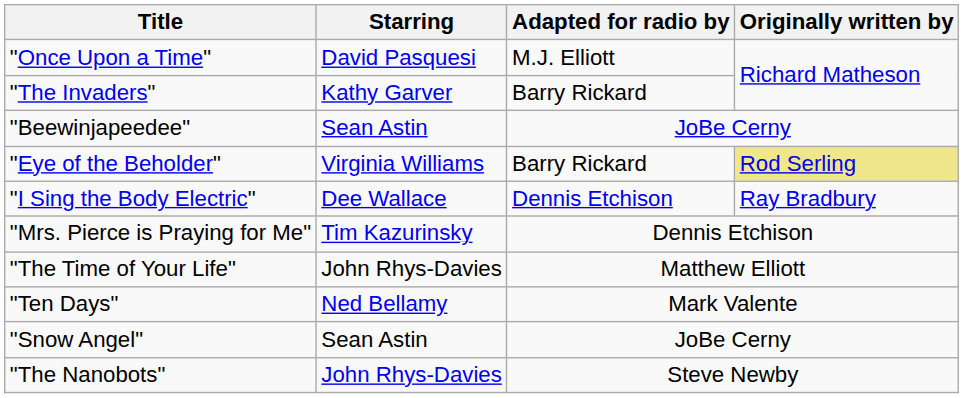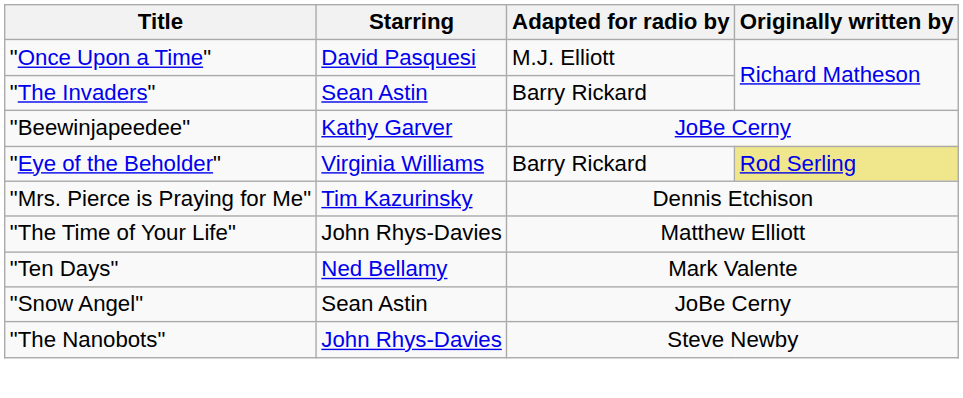(387, 92) Kathy Garver -> (375, 92) Sean Astin
(375, 127) Sean Astin -> (387, 127) Kathy Garver
- row: (133, 198)
